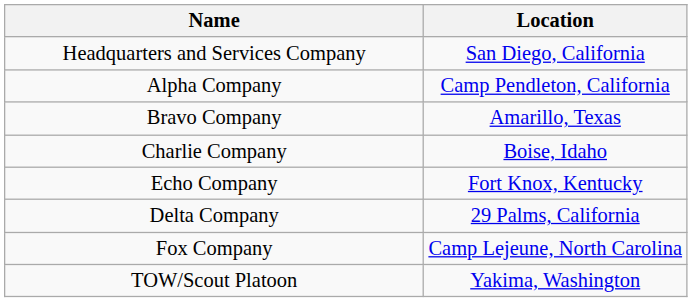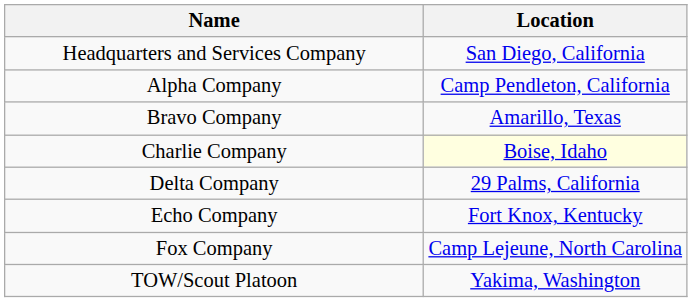(555, 150) no background -> (555, 150) lightyellow background
rows swapped: (214, 215) <-> (214, 183)
